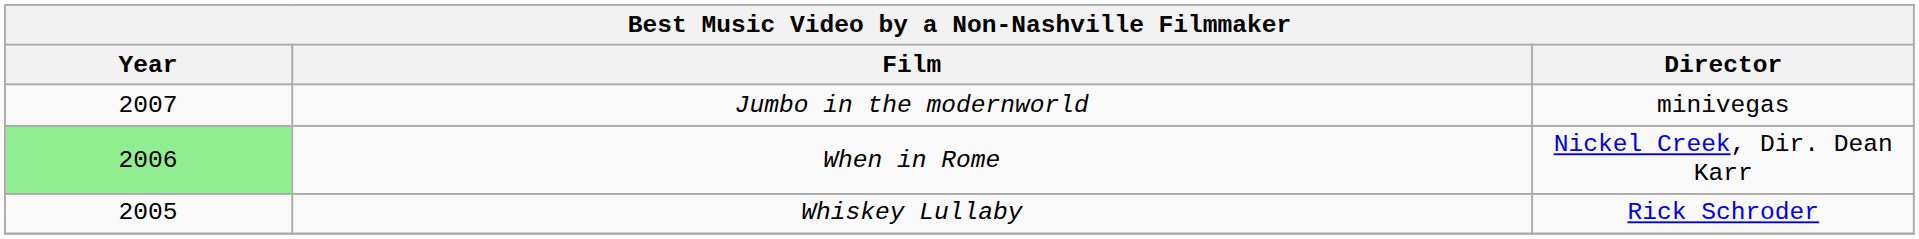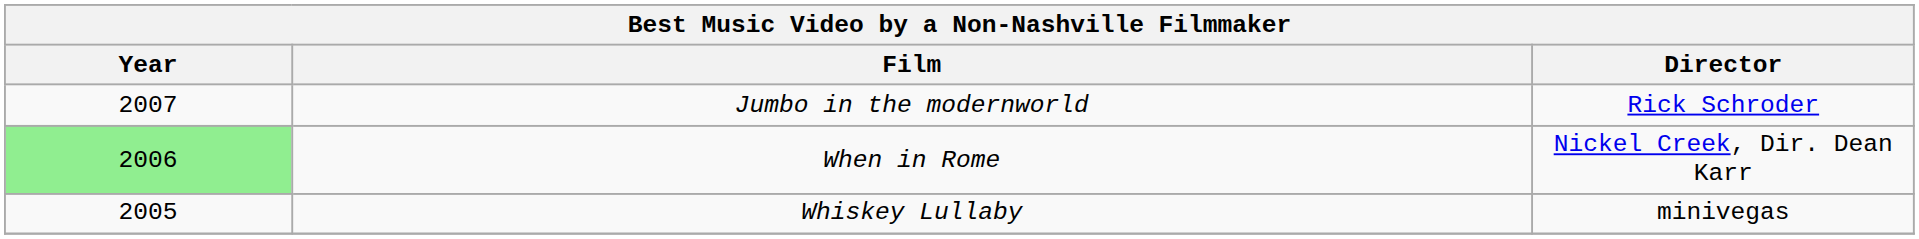(1723, 105) minivegas -> (1723, 105) Rick Schroder
(1723, 213) Rick Schroder -> (1723, 213) minivegas
